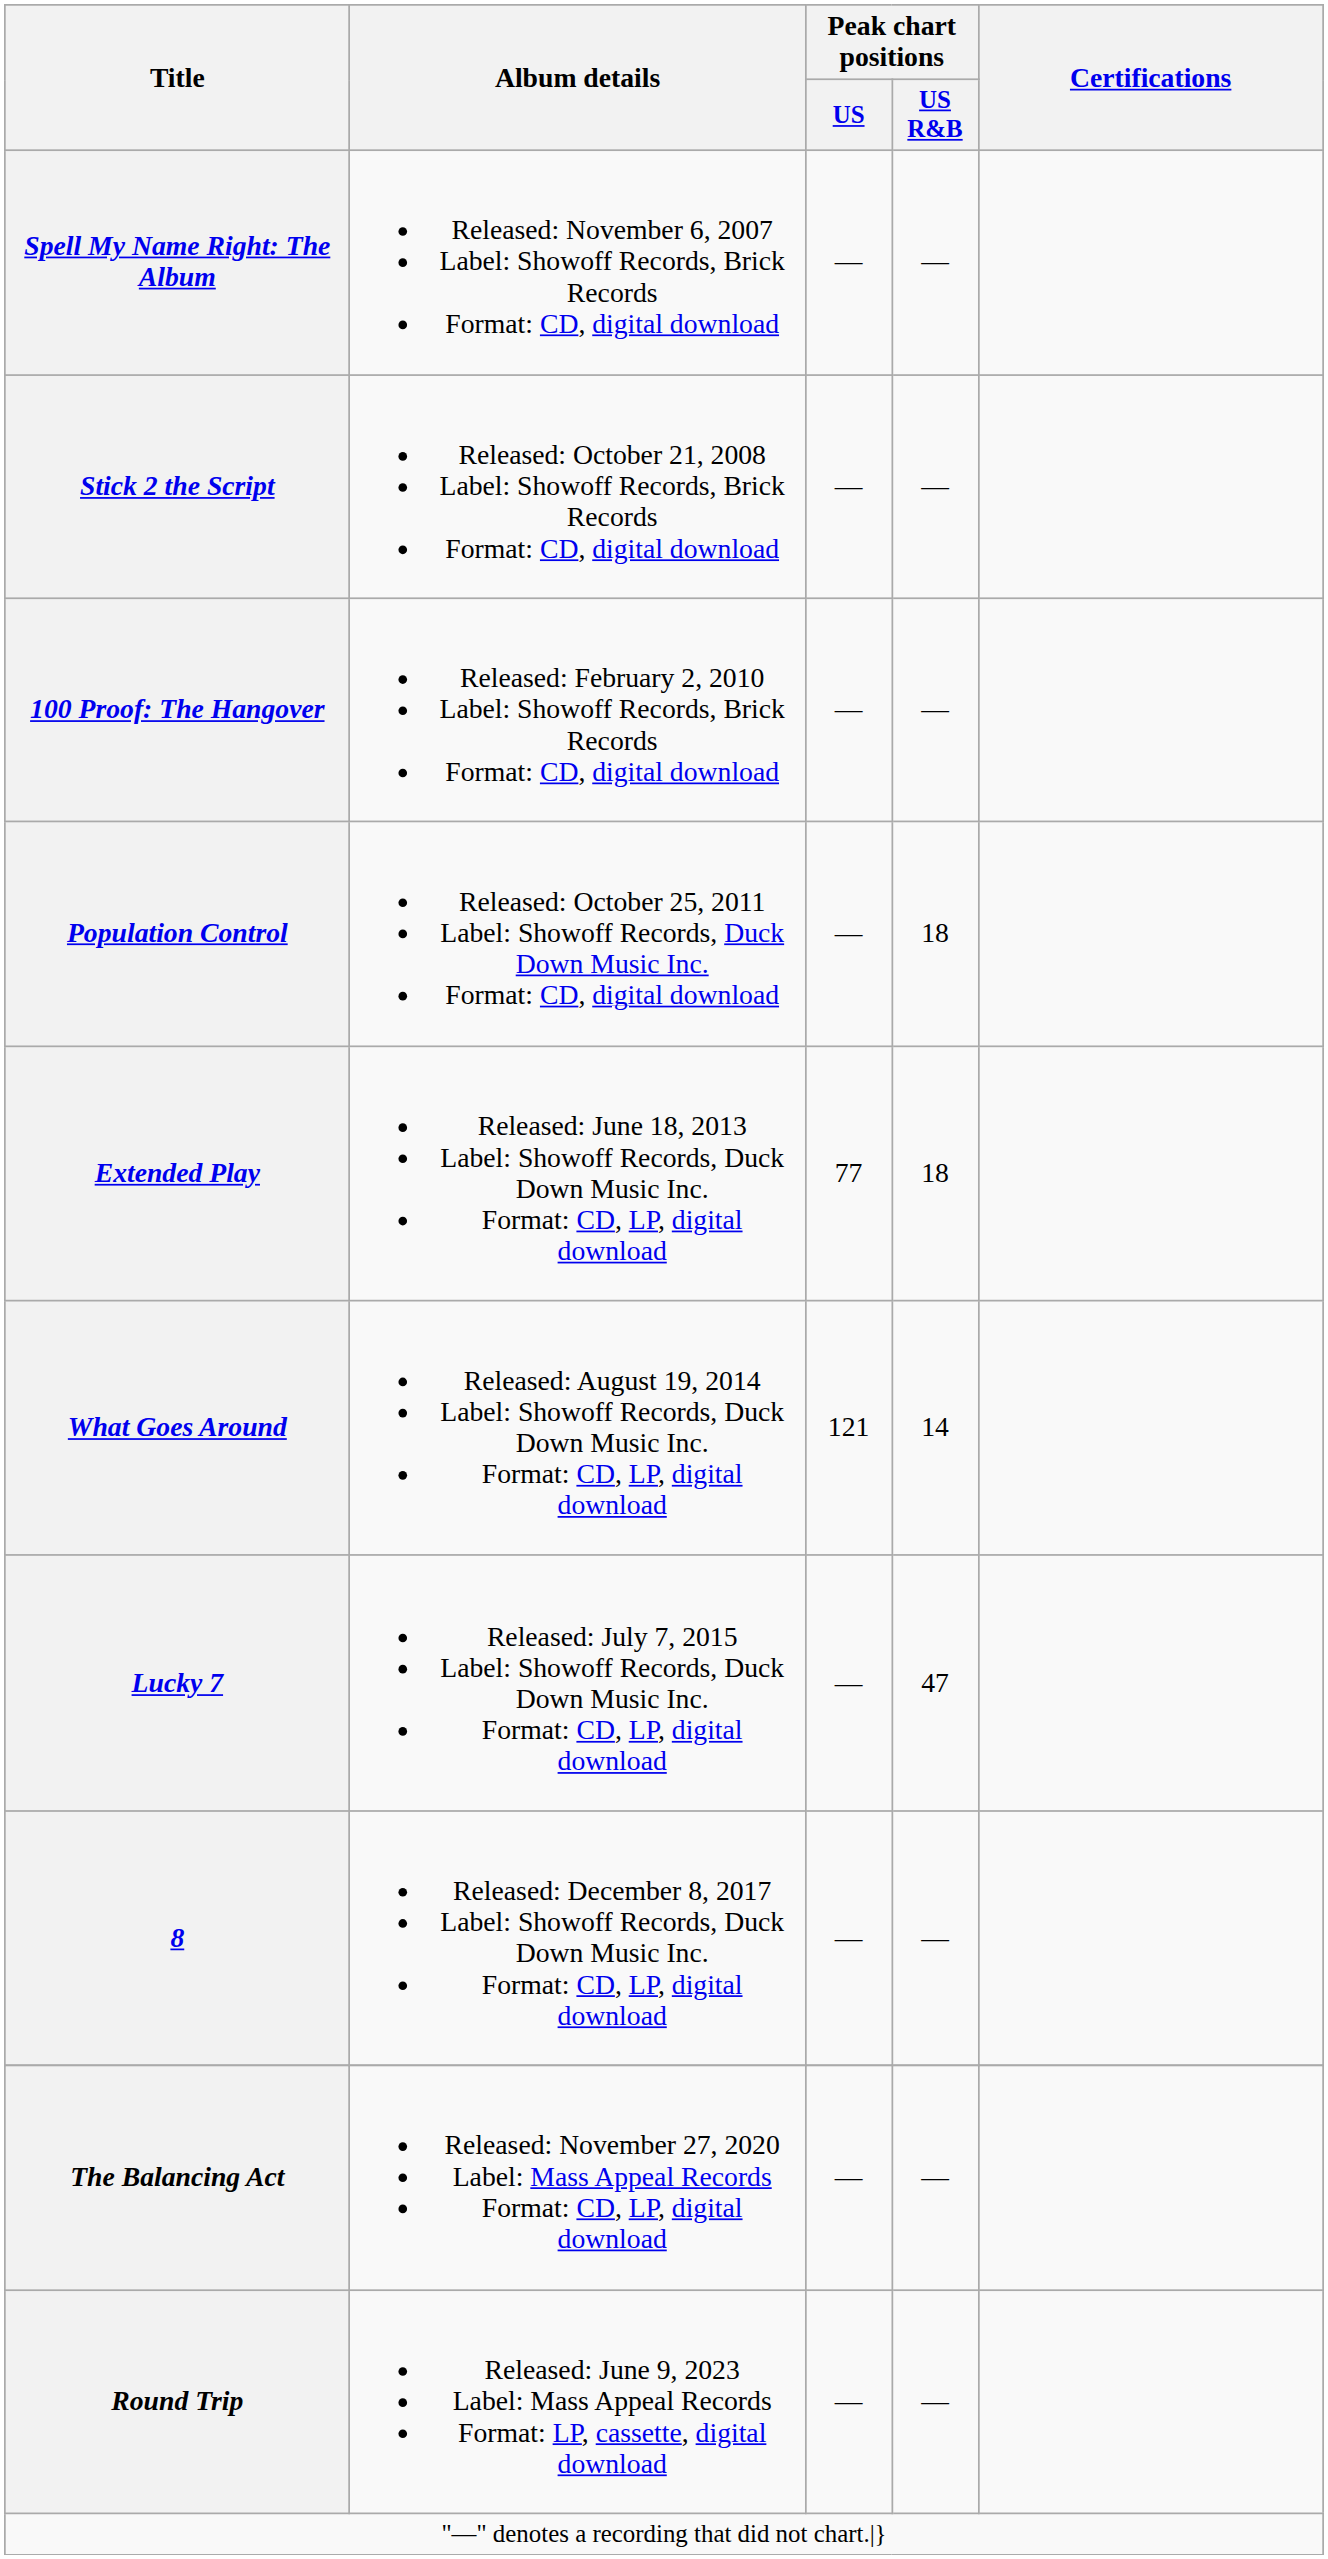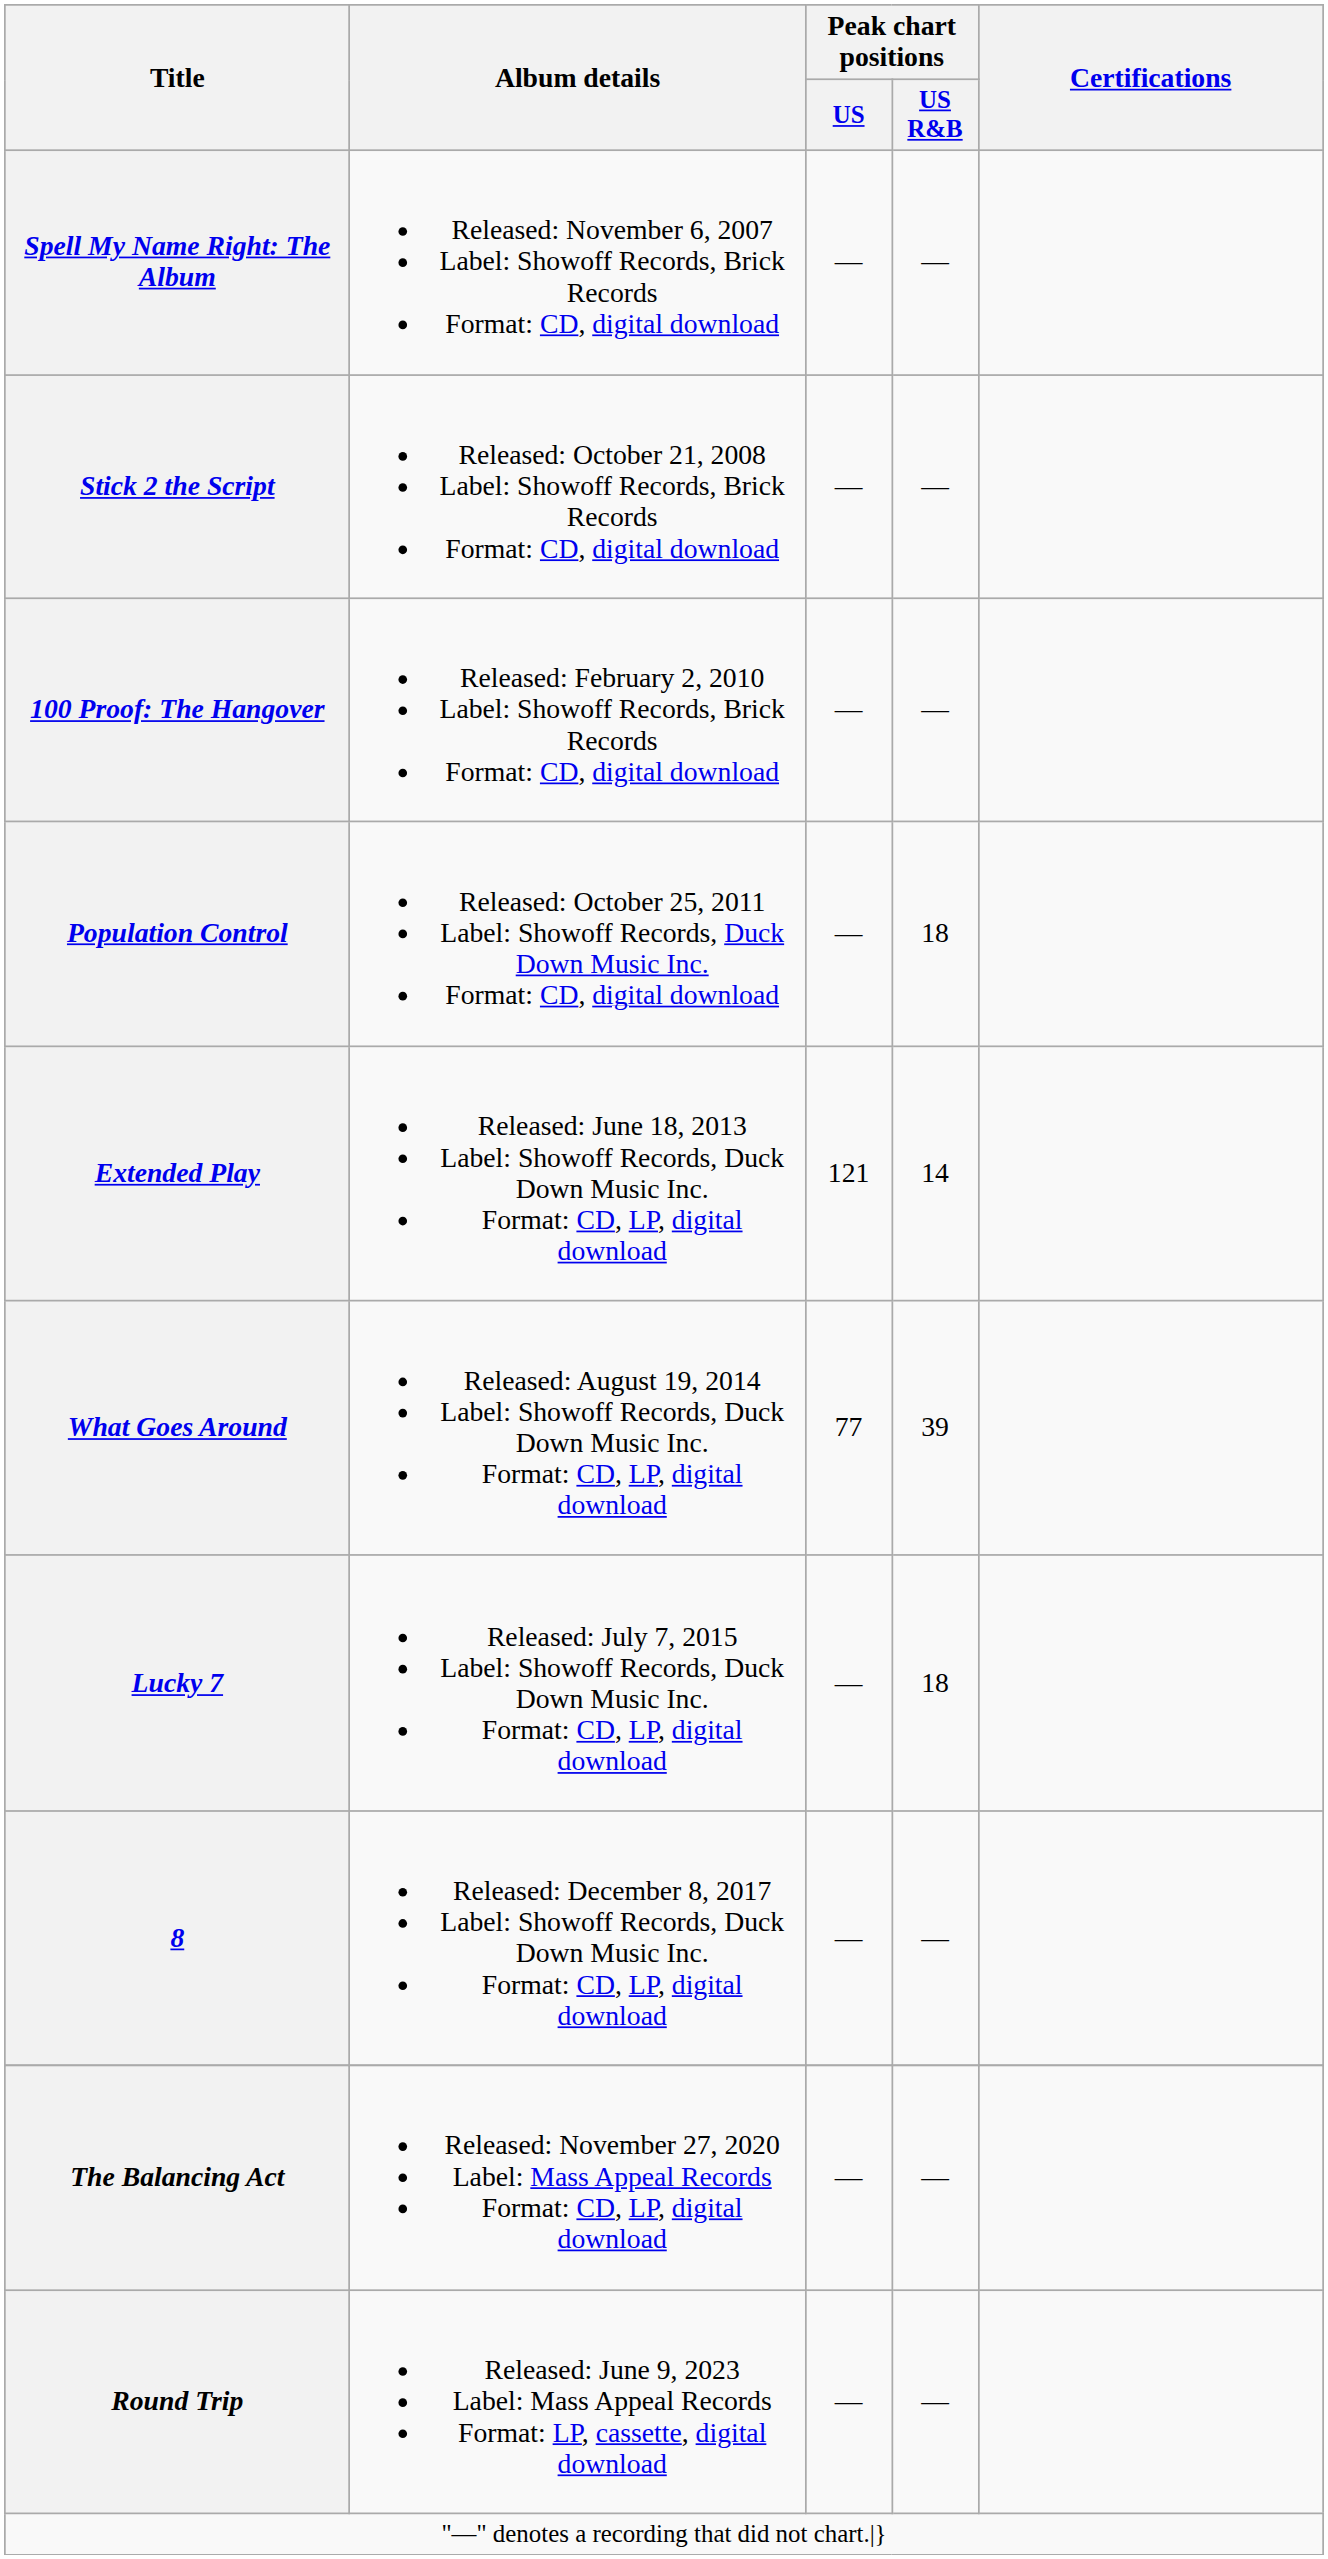(849, 1172) 77 -> (849, 1172) 121
(935, 1172) 18 -> (935, 1172) 14
(849, 1427) 121 -> (849, 1427) 77
(935, 1427) 14 -> (935, 1427) 39
(935, 1682) 47 -> (935, 1682) 18
